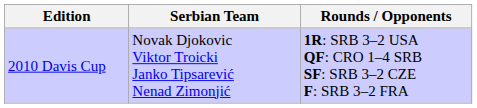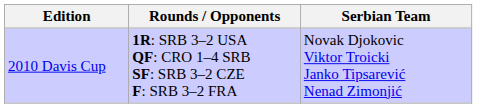columns swapped: (215, 16) <-> (386, 16)
